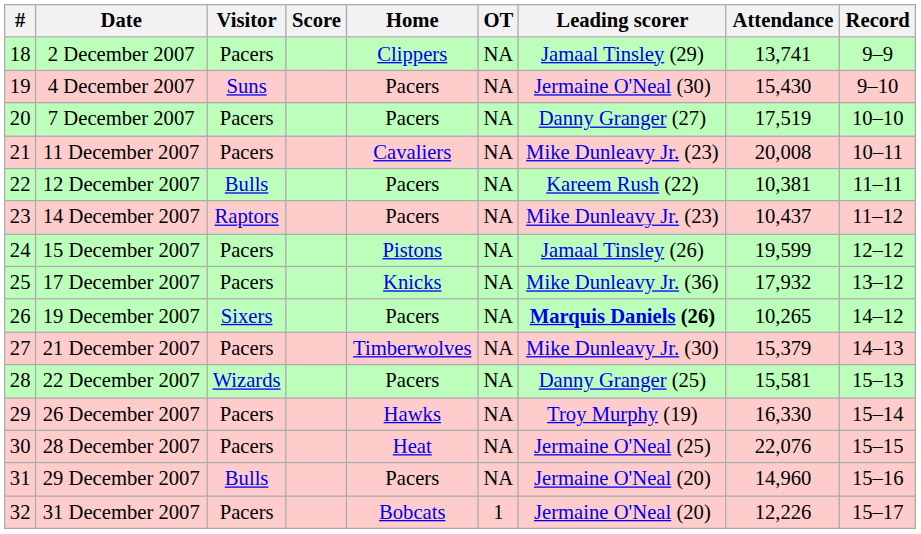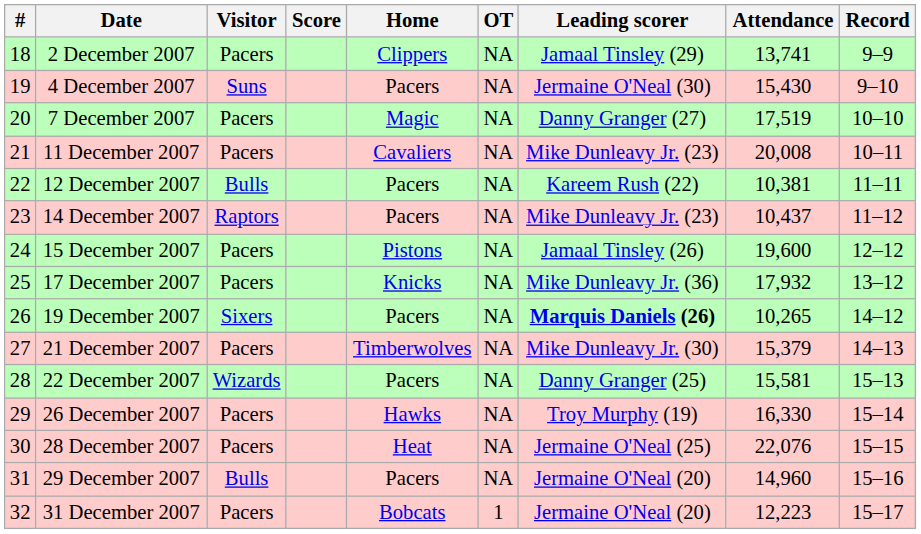(412, 119) Pacers -> (412, 119) Magic
(783, 250) 19,599 -> (783, 250) 19,600
(783, 511) 12,226 -> (783, 511) 12,223
